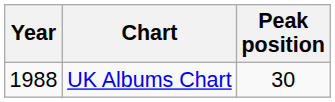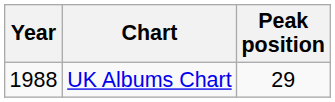(283, 79) 30 -> (283, 79) 29
